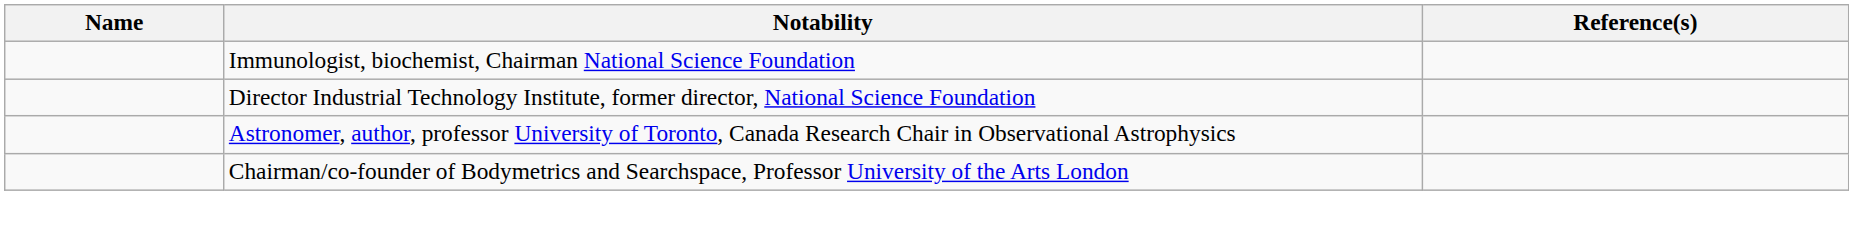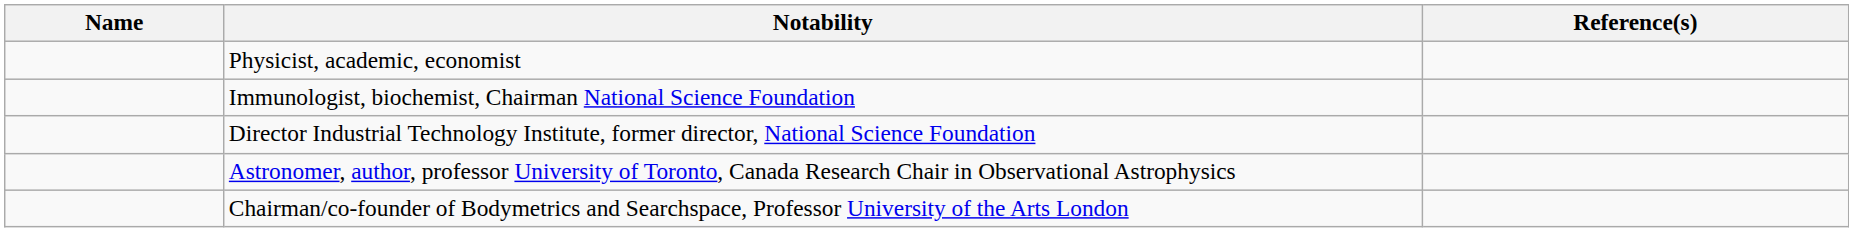+ row: (375, 60)
